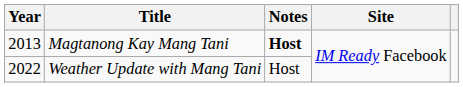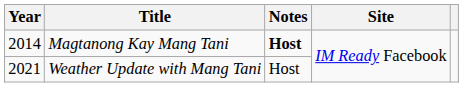(25, 43) 2013 -> (25, 43) 2014
(25, 69) 2022 -> (25, 69) 2021
